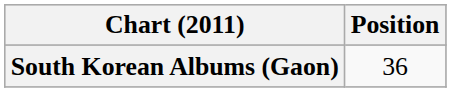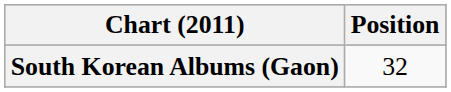(395, 65) 36 -> (395, 65) 32
